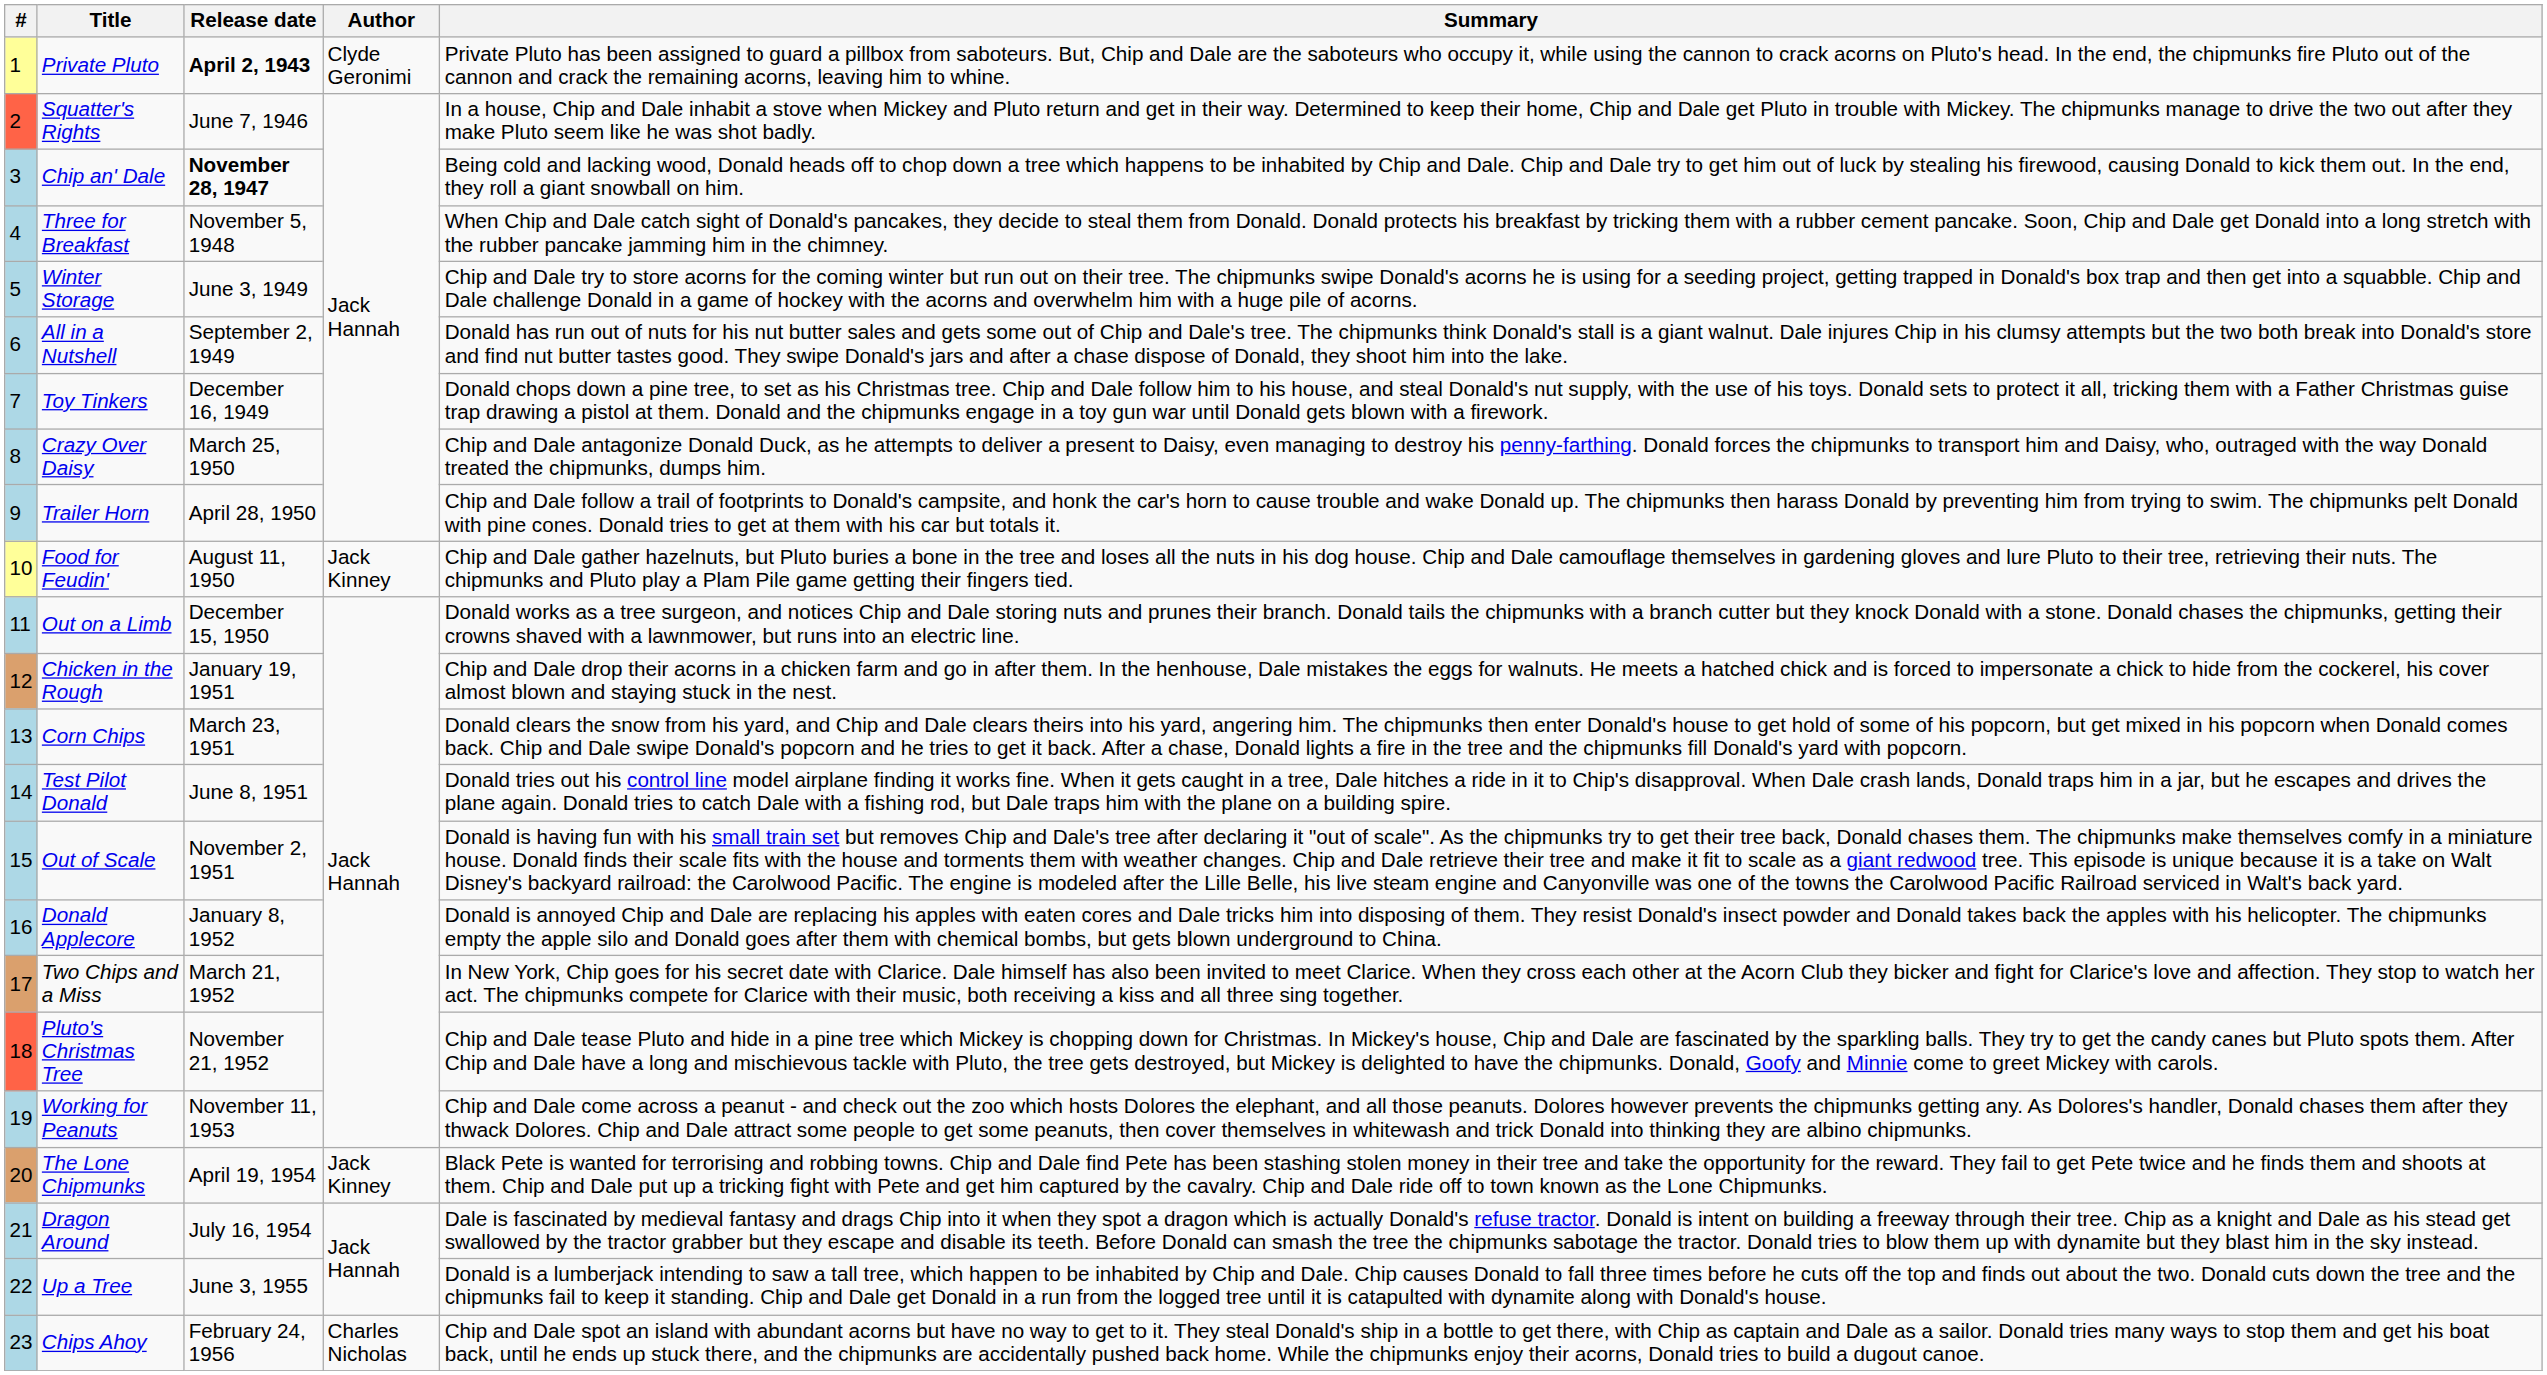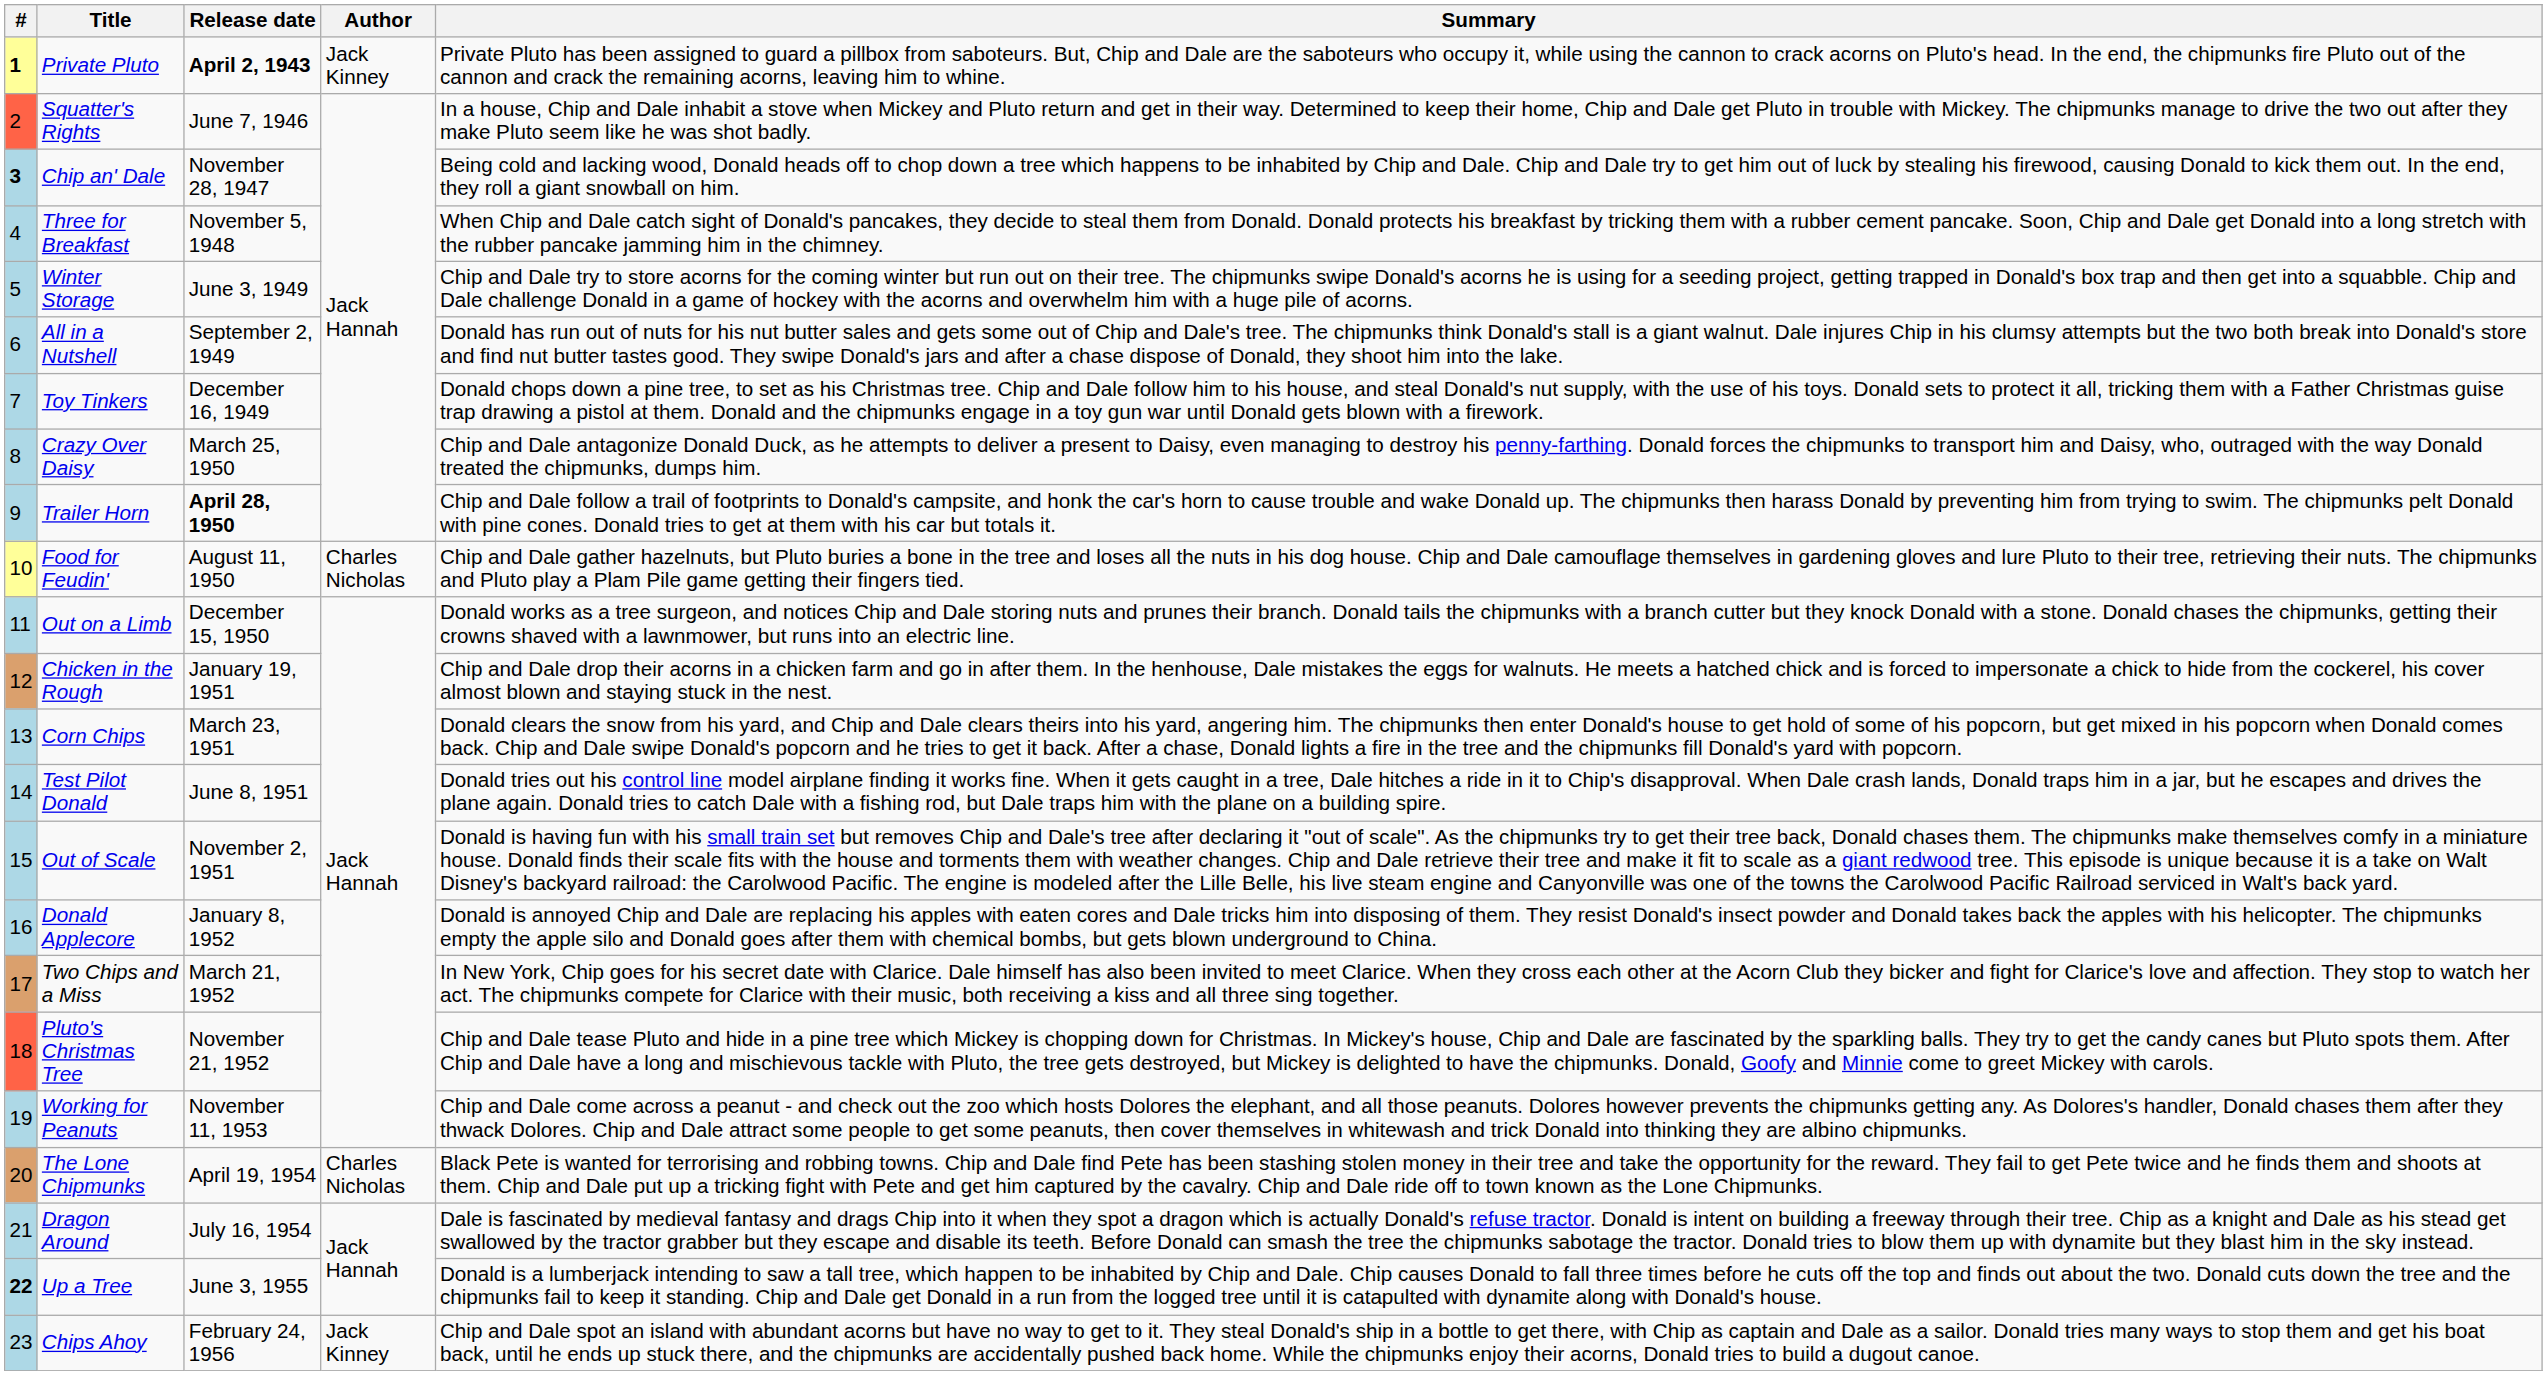(15, 65) normal -> (15, 65) bold
(369, 65) Clyde Geronimi -> (357, 65) Jack Kinney
(15, 177) normal -> (15, 177) bold
(239, 177) bold -> (236, 177) normal
(252, 512) normal -> (230, 512) bold
(359, 568) Jack Kinney -> (365, 568) Charles Nicholas
(359, 1174) Jack Kinney -> (365, 1174) Charles Nicholas
(21, 1286) normal -> (21, 1286) bold
(367, 1342) Charles Nicholas -> (357, 1342) Jack Kinney
